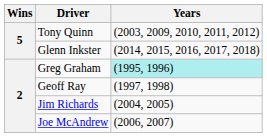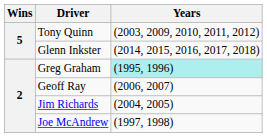(144, 86) (1997, 1998) -> (144, 86) (2006, 2007)
(144, 123) (2006, 2007) -> (144, 123) (1997, 1998)
